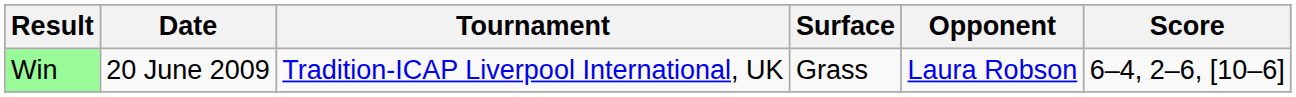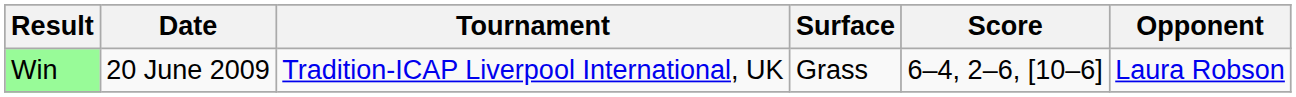columns swapped: (992, 25) <-> (1187, 25)
